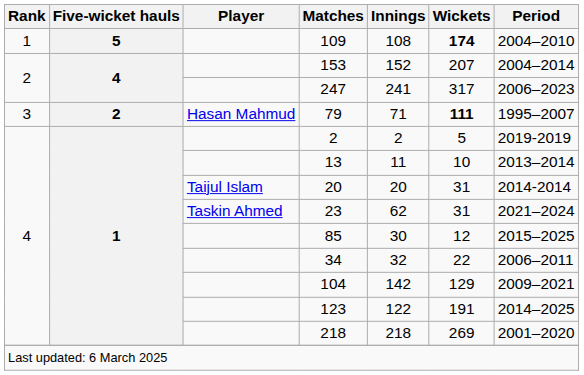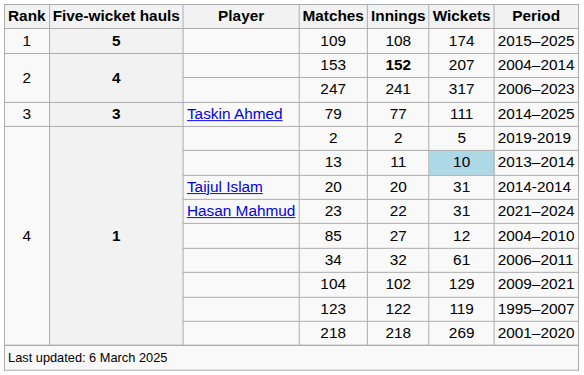(462, 41) bold -> (462, 41) normal
(536, 41) 2004–2010 -> (536, 41) 2015–2025
(398, 65) normal -> (398, 65) bold
(116, 114) 2 -> (116, 114) 3
(241, 114) Hasan Mahmud -> (235, 114) Taskin Ahmed
(398, 114) 71 -> (398, 114) 77
(462, 114) bold -> (462, 114) normal
(536, 114) 1995–2007 -> (536, 114) 2014–2025
(462, 162) no background -> (462, 162) lightblue background
(235, 211) Taskin Ahmed -> (241, 211) Hasan Mahmud
(398, 211) 62 -> (398, 211) 22
(398, 235) 30 -> (398, 235) 27
(536, 235) 2015–2025 -> (536, 235) 2004–2010
(462, 260) 22 -> (462, 260) 61
(398, 284) 142 -> (398, 284) 102
(462, 308) 191 -> (462, 308) 119
(536, 308) 2014–2025 -> (536, 308) 1995–2007
